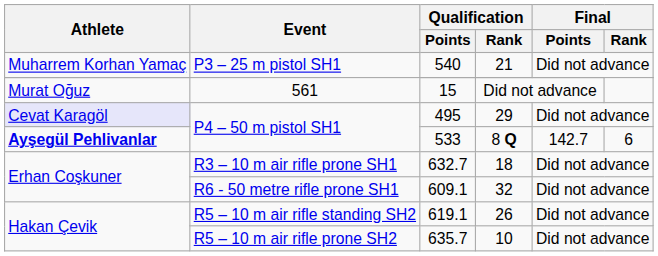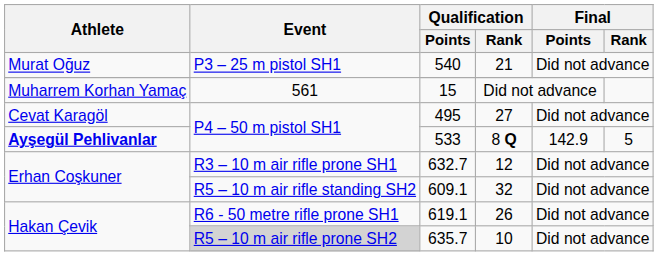(97, 66) Muharrem Korhan Yamaç -> (49, 66) Murat Oğuz
(49, 90) Murat Oğuz -> (97, 90) Muharrem Korhan Yamaç
(58, 115) lavender background -> (58, 115) no background
(504, 115) 29 -> (504, 115) 27
(568, 140) 142.7 -> (568, 140) 142.9
(629, 140) 6 -> (629, 140) 5
(504, 165) 18 -> (504, 165) 12
(296, 190) R6 - 50 metre rifle prone SH1 -> (305, 190) R5 – 10 m air rifle standing SH2
(305, 214) R5 – 10 m air rifle standing SH2 -> (296, 214) R6 - 50 metre rifle prone SH1
(295, 239) no background -> (295, 239) lightgrey background
